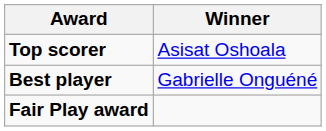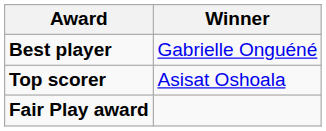rows swapped: (60, 79) <-> (57, 49)
